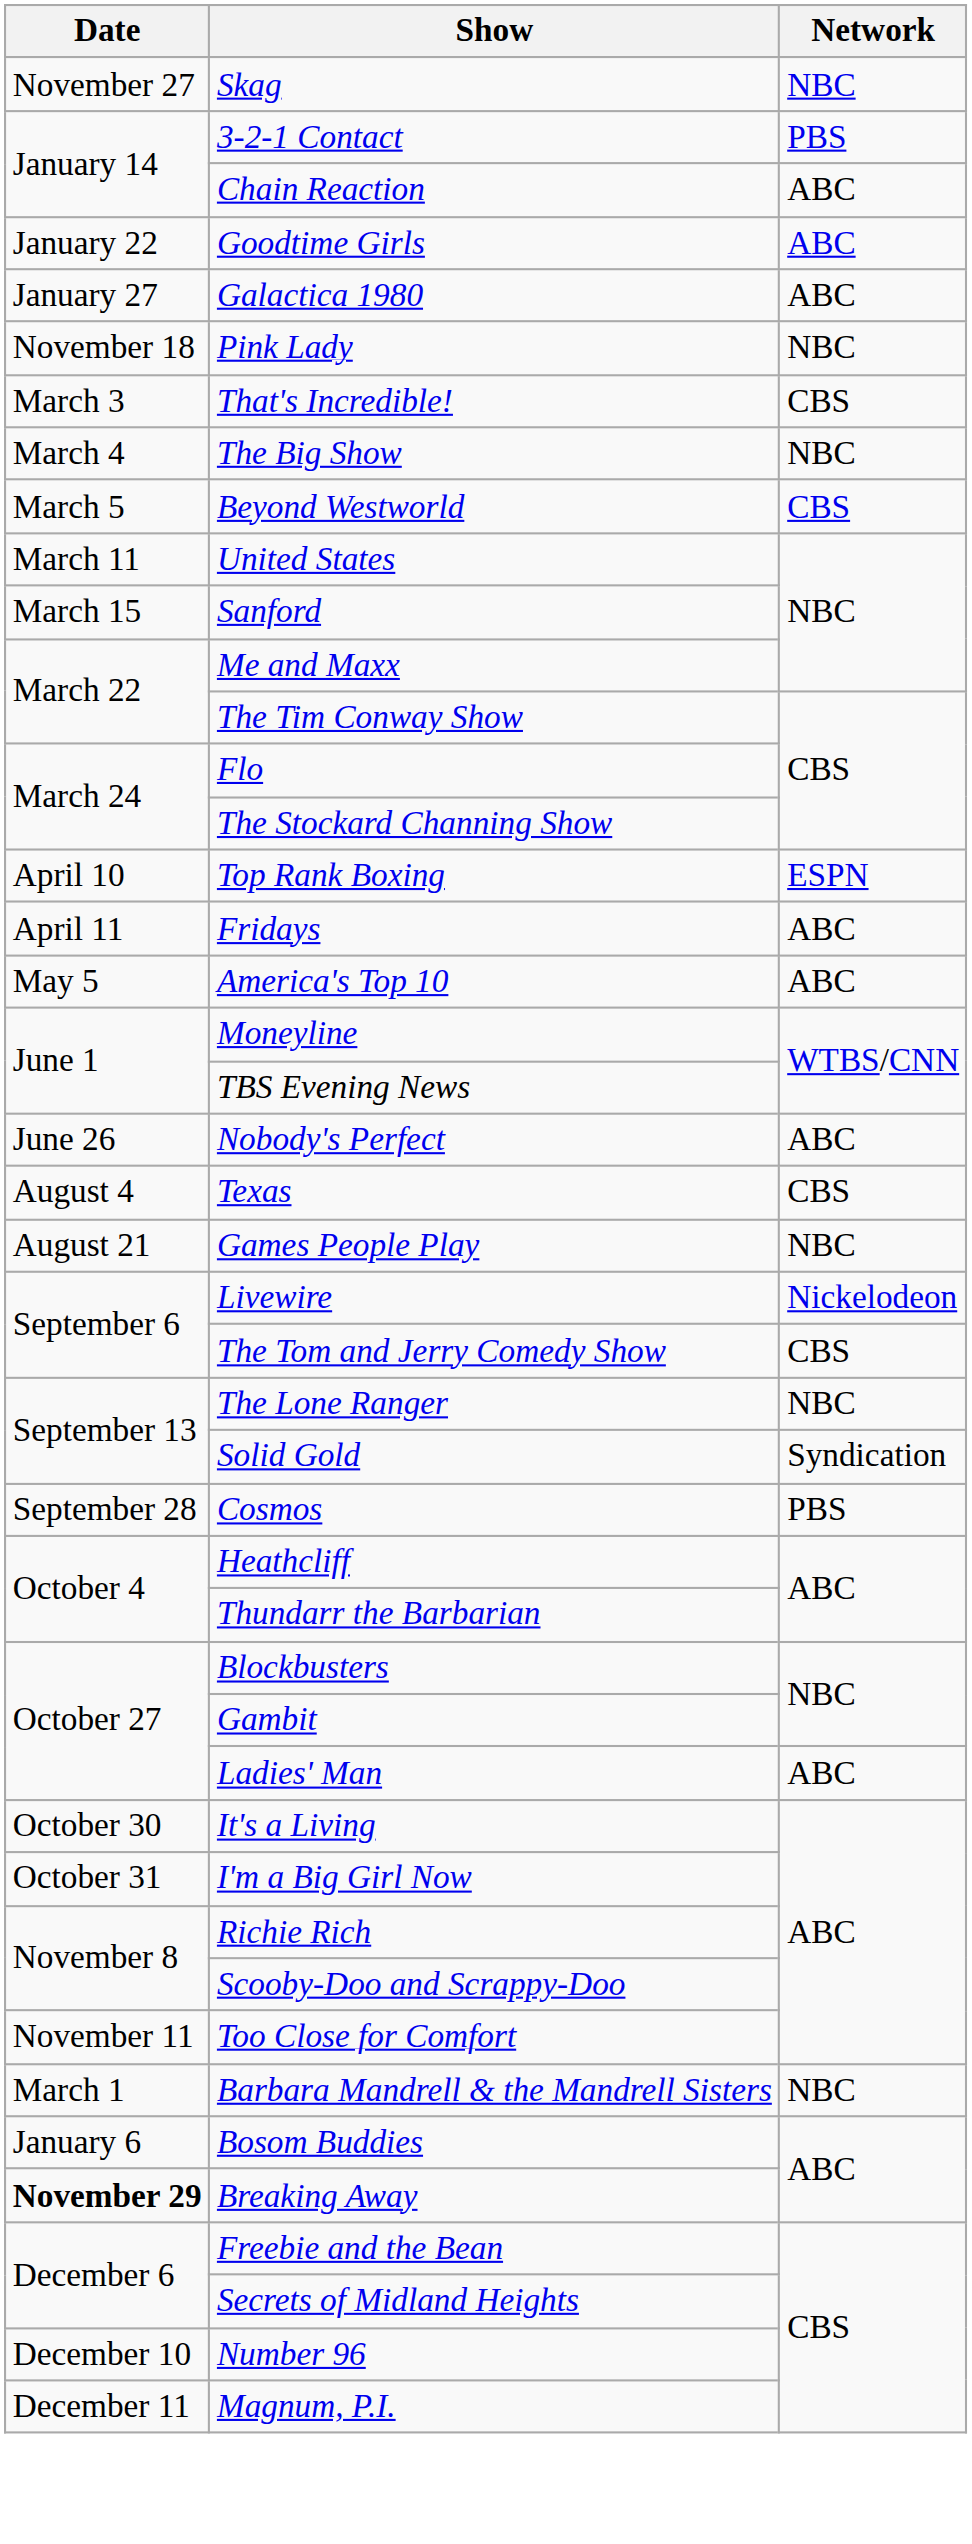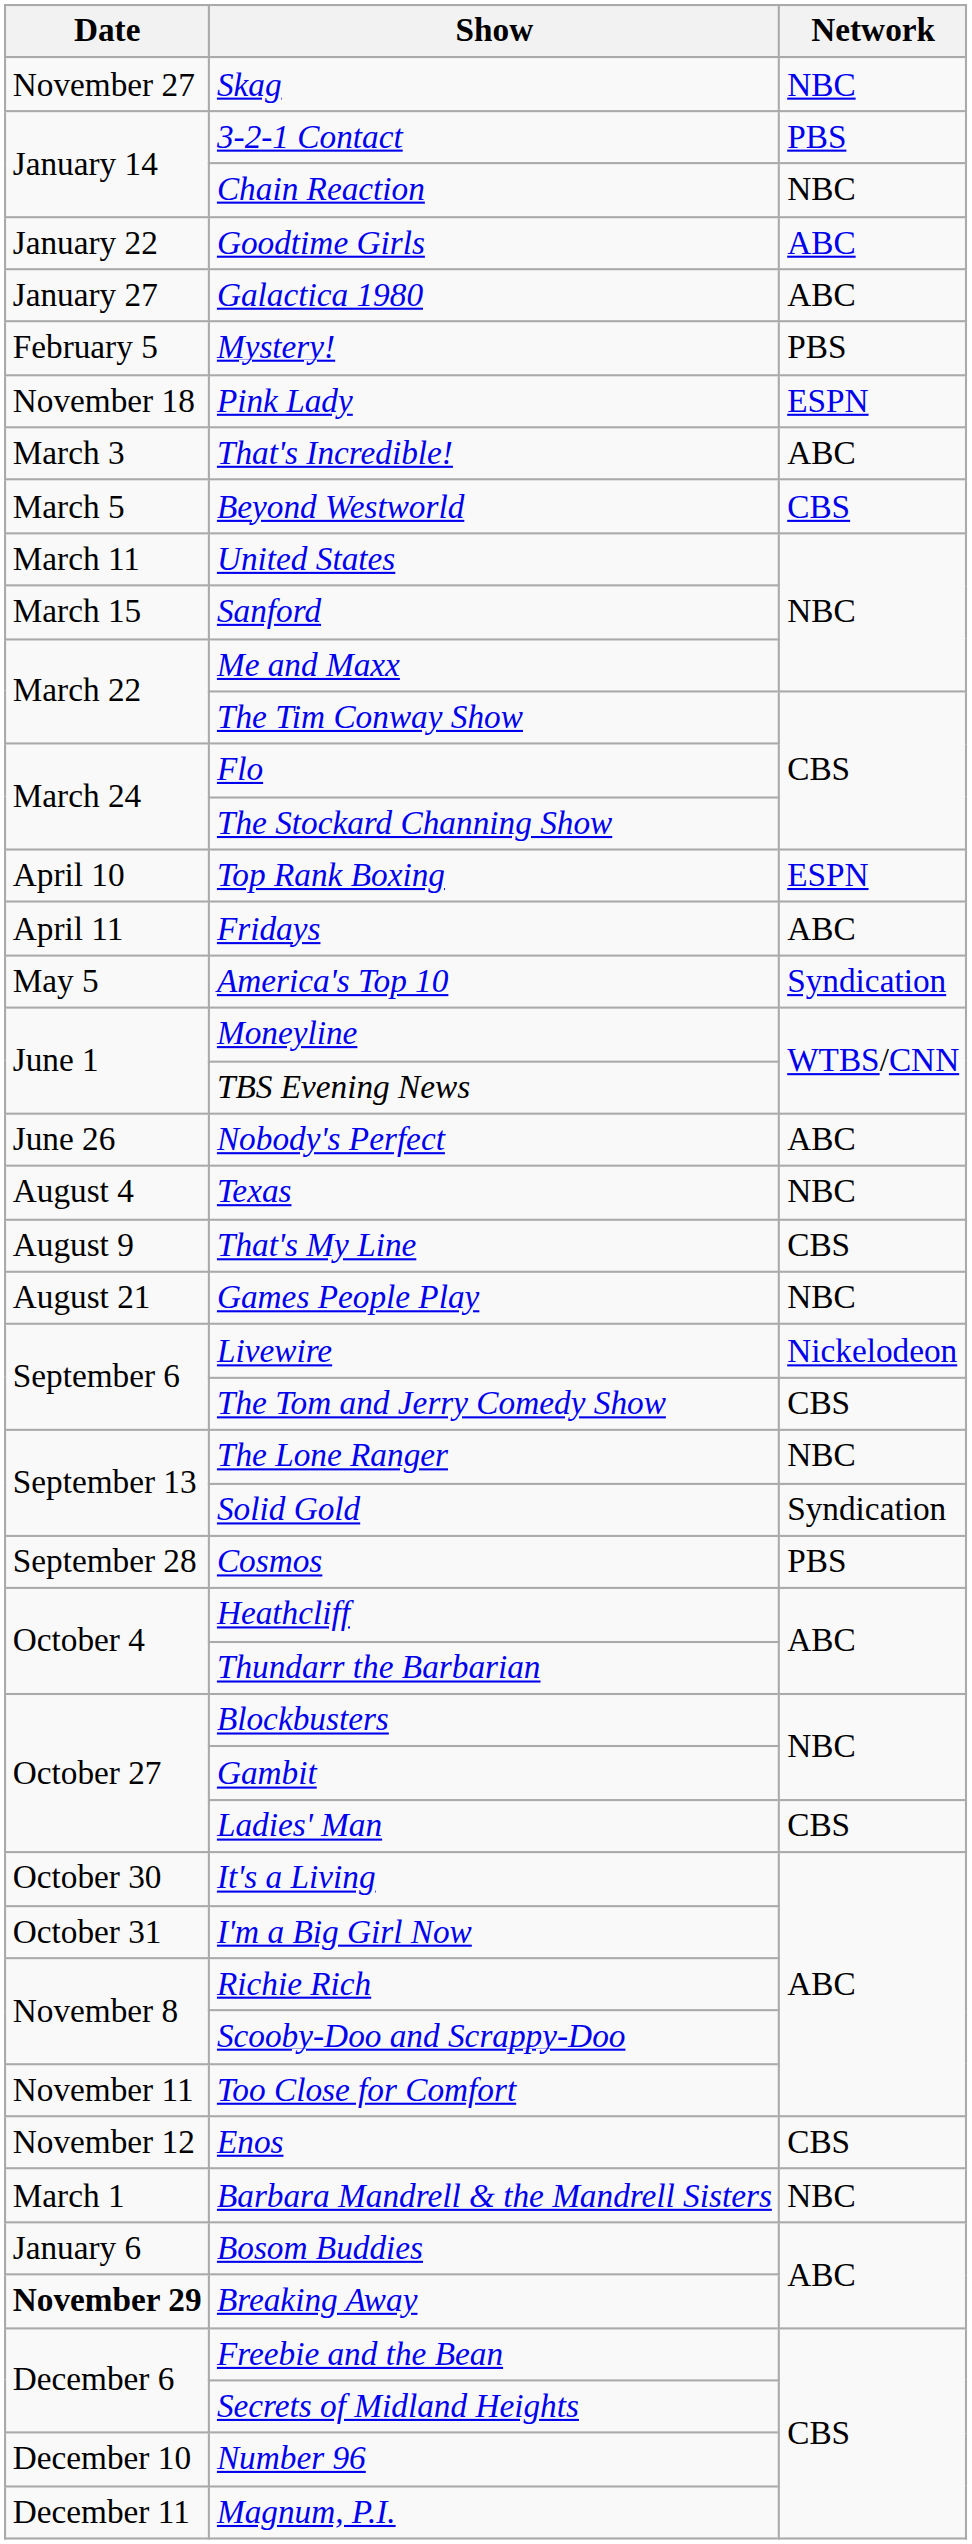(821, 189) ABC -> (821, 189) NBC
+ row: (276, 347)
(821, 347) NBC -> (828, 400) ESPN
(819, 400) CBS -> (821, 453) ABC
- row: (309, 453)
(821, 980) ABC -> (867, 980) Syndication
(819, 1192) CBS -> (821, 1192) NBC
+ row: (317, 1244)
(821, 1772) ABC -> (819, 1825) CBS
+ row: (250, 2142)
